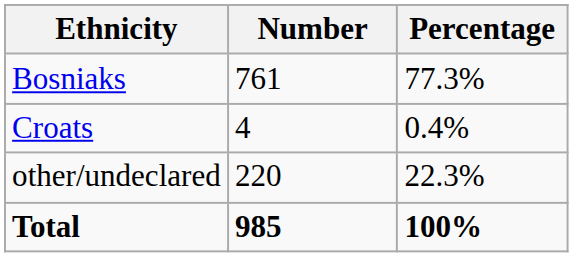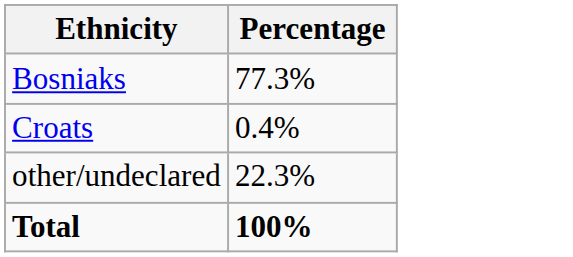- column: (313, 29)
